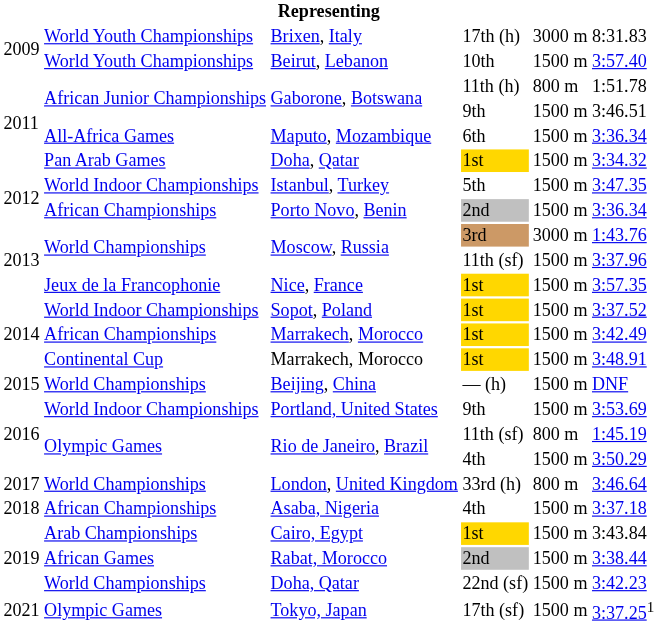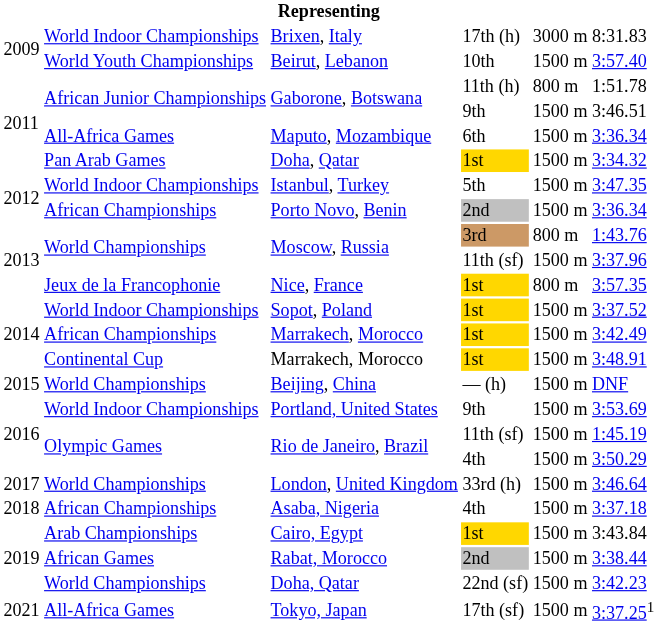(149, 36) World Youth Championships -> (151, 36) World Indoor Championships
(560, 235) 3000 m -> (556, 235) 800 m
(560, 284) 1500 m -> (556, 284) 800 m
(556, 434) 800 m -> (560, 434) 1500 m
(556, 483) 800 m -> (560, 483) 1500 m
(103, 610) Olympic Games -> (109, 610) All-Africa Games
